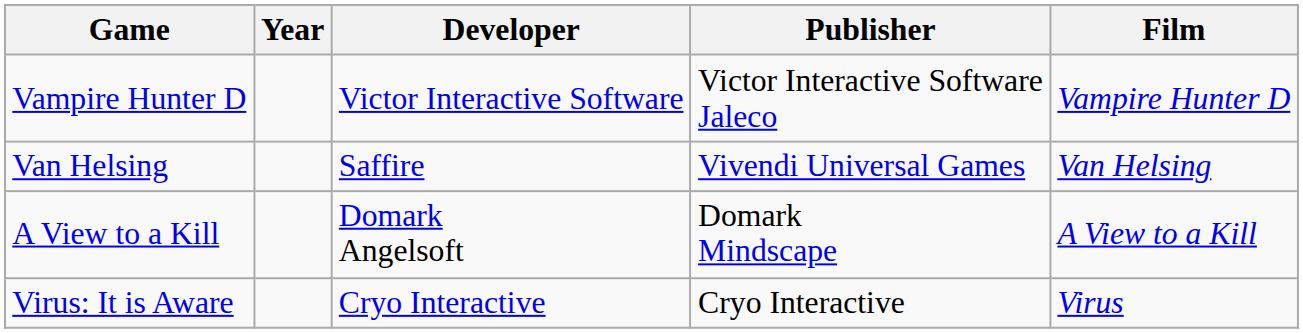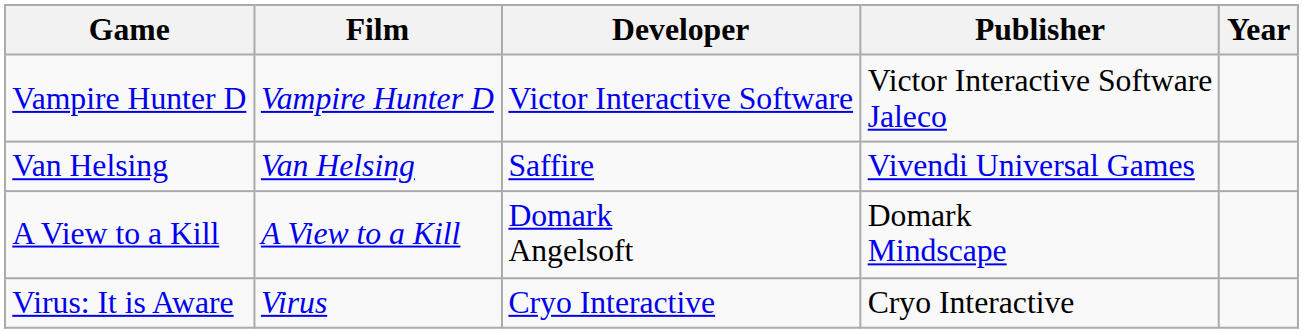columns swapped: (293, 29) <-> (1174, 29)
